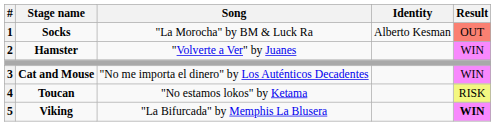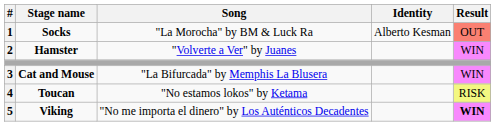(234, 74) "No me importa el dinero" by Los Auténticos Decadentes -> (234, 74) "La Bifurcada" by Memphis La Blusera
(234, 111) "La Bifurcada" by Memphis La Blusera -> (234, 111) "No me importa el dinero" by Los Auténticos Decadentes
